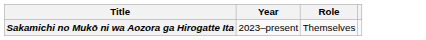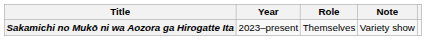+ column: (387, 12)
